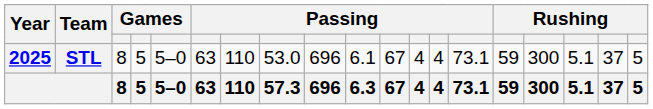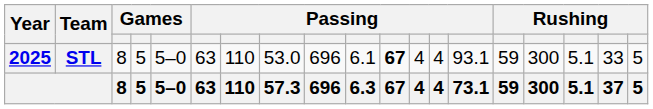(395, 58) normal -> (395, 58) bold
(471, 58) 73.1 -> (471, 58) 93.1
(613, 58) 37 -> (613, 58) 33
